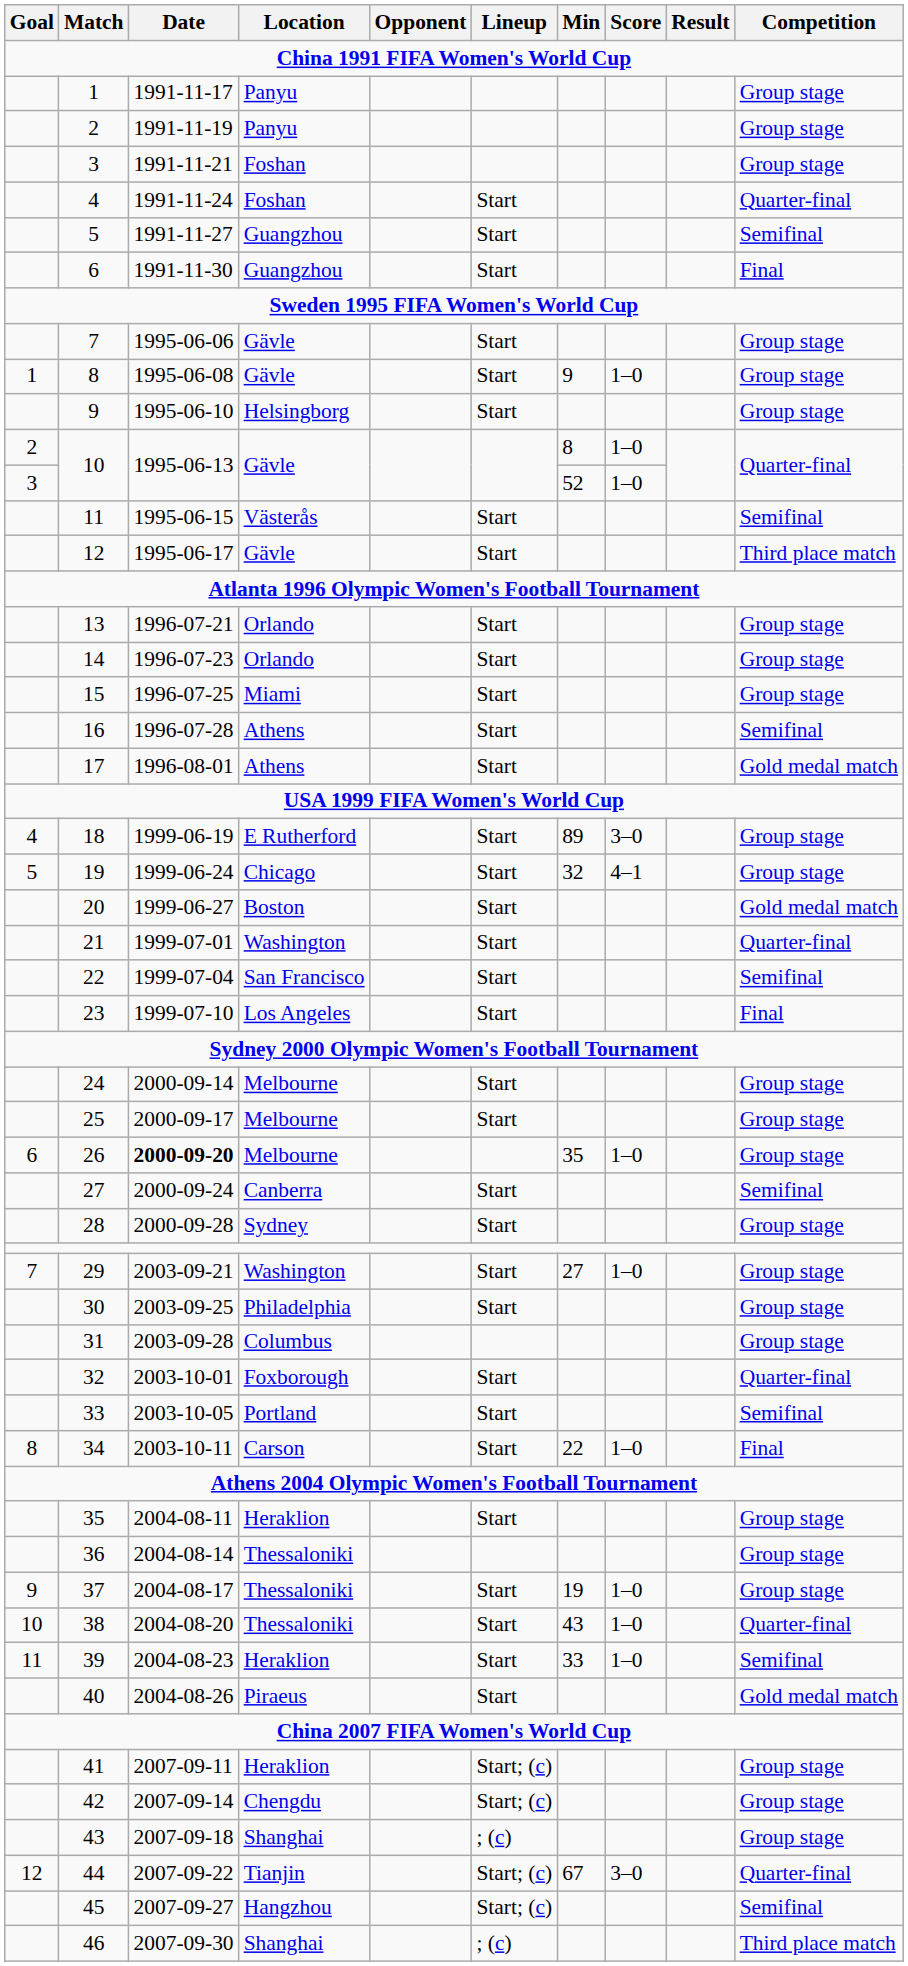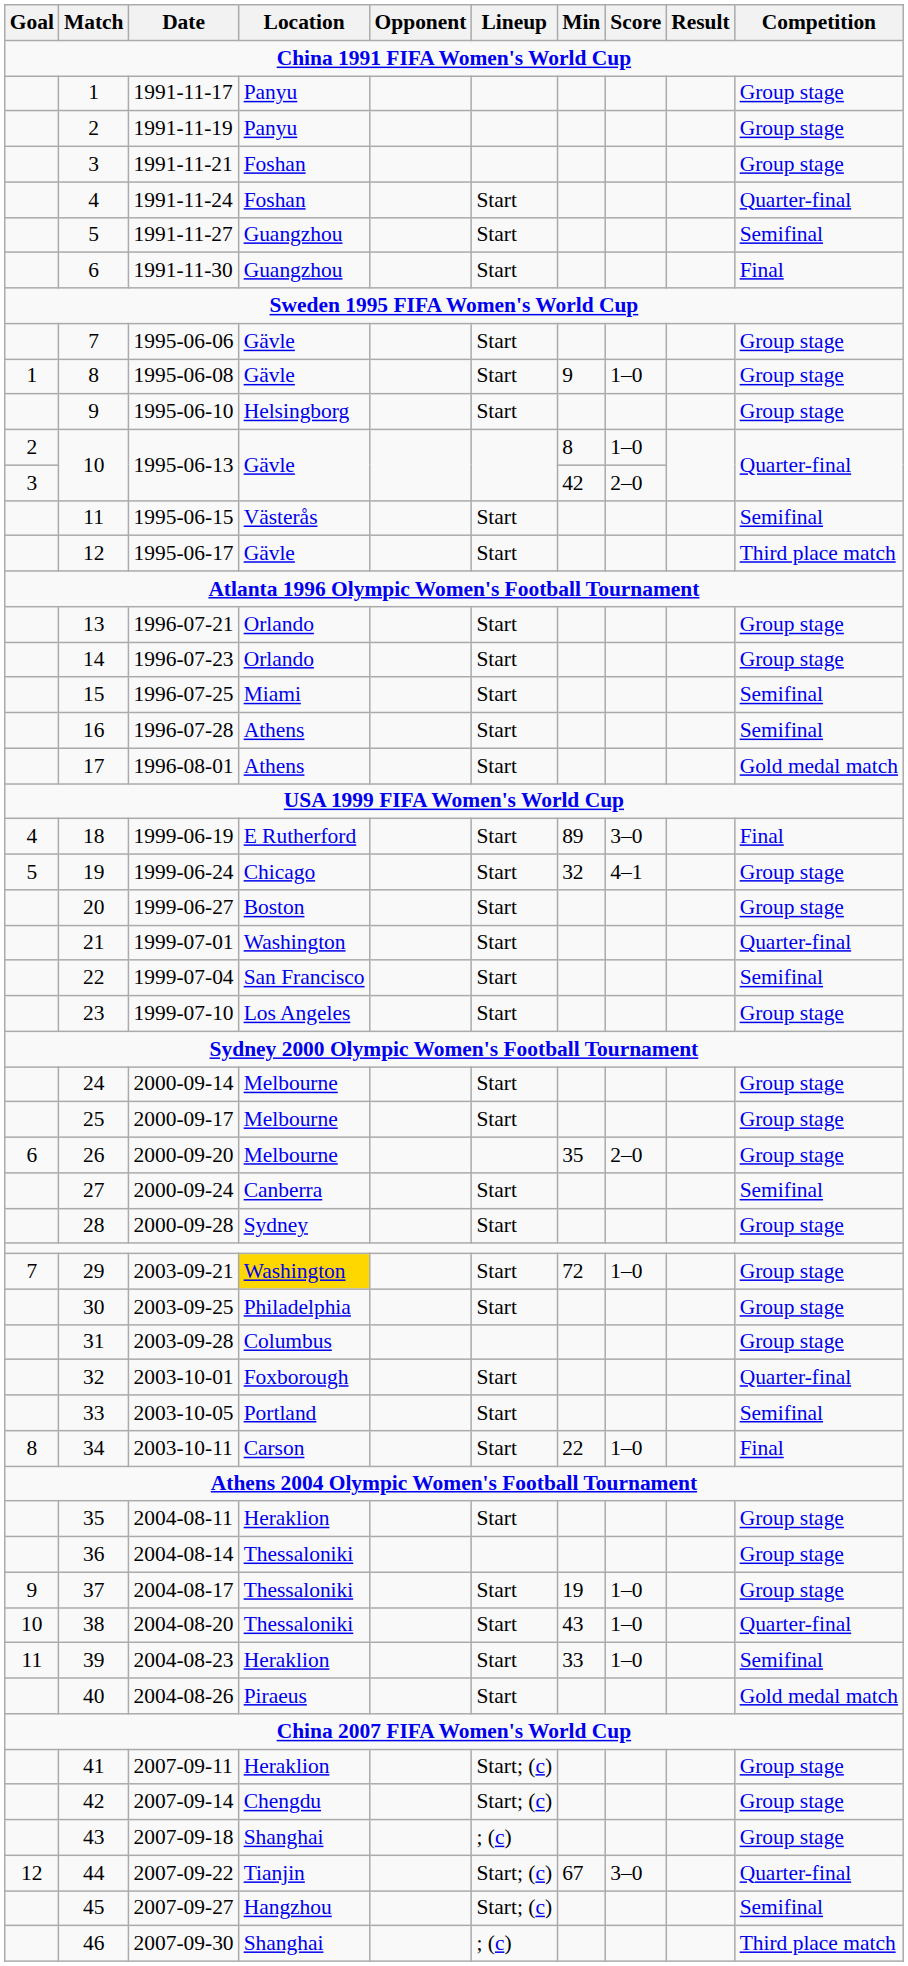(573, 482) 52 -> (573, 482) 42
(626, 482) 1–0 -> (626, 482) 2–0
(792, 694) Group stage -> (781, 694) Semifinal
(792, 836) Group stage -> (762, 836) Final
(819, 907) Gold medal match -> (792, 907) Group stage
(762, 1013) Final -> (792, 1013) Group stage
(184, 1154) bold -> (184, 1154) normal
(626, 1154) 1–0 -> (626, 1154) 2–0
(295, 1271) no background -> (295, 1271) gold background
(573, 1271) 27 -> (573, 1271) 72
